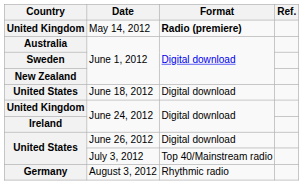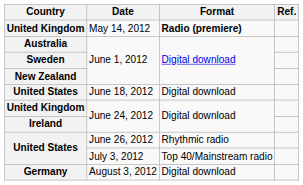(199, 140) Digital download -> (195, 140) Rhythmic radio
(195, 172) Rhythmic radio -> (199, 172) Digital download
